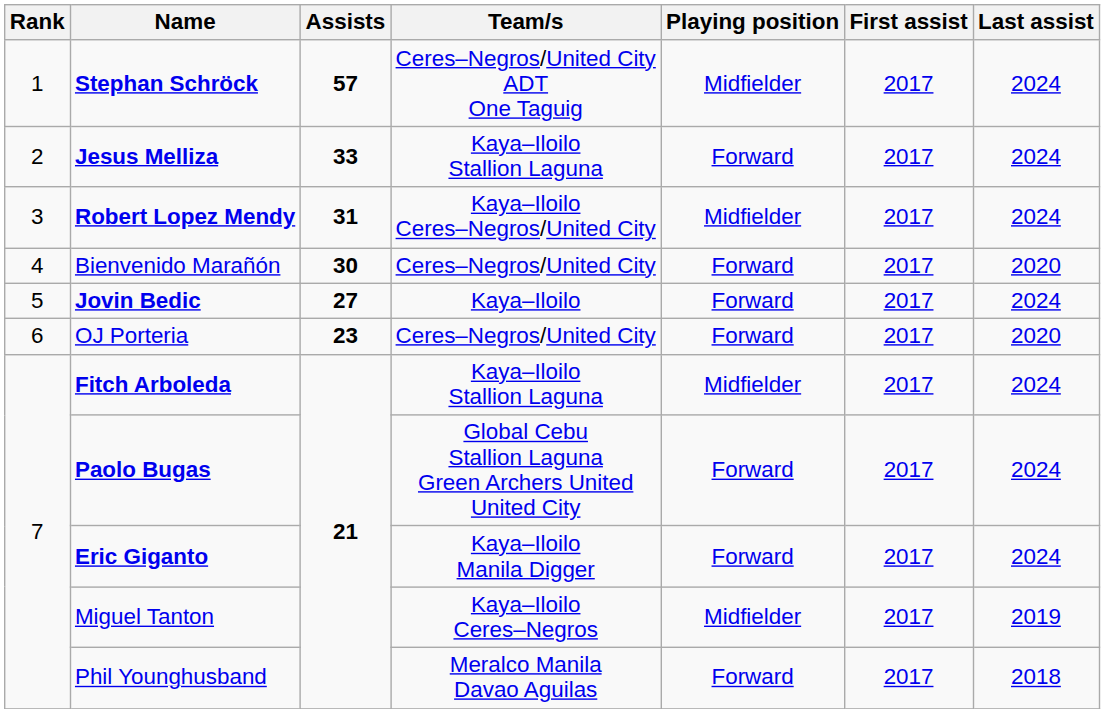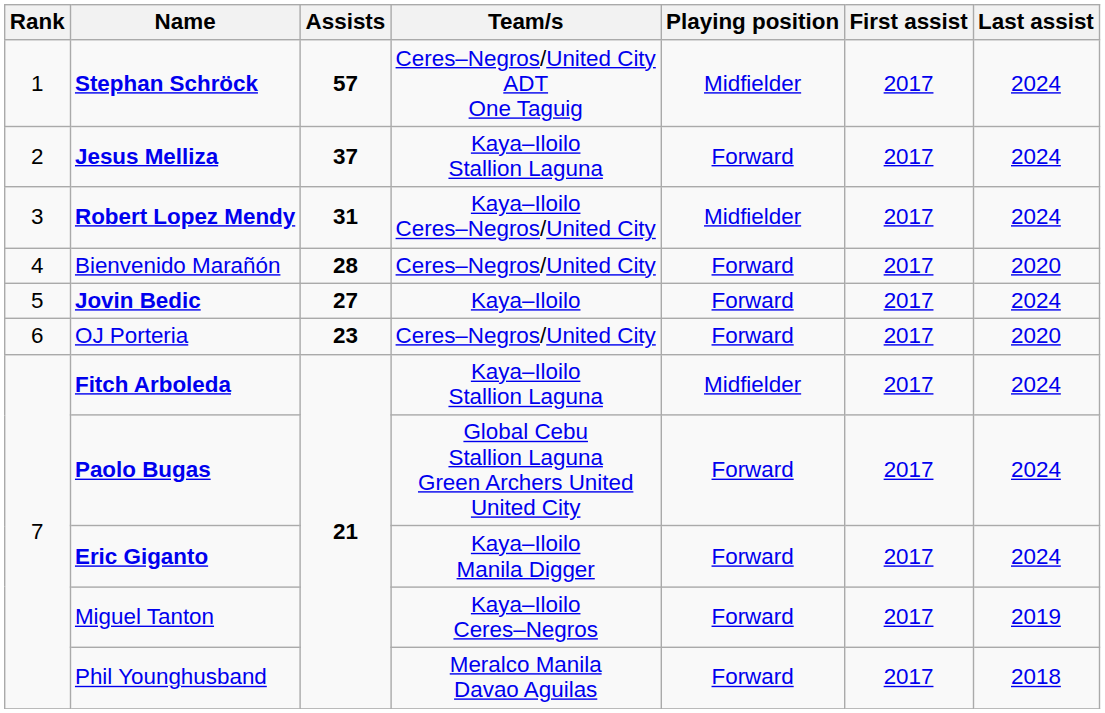(345, 156) 33 -> (345, 156) 37
(345, 265) 30 -> (345, 265) 28
(753, 616) Midfielder -> (753, 616) Forward
